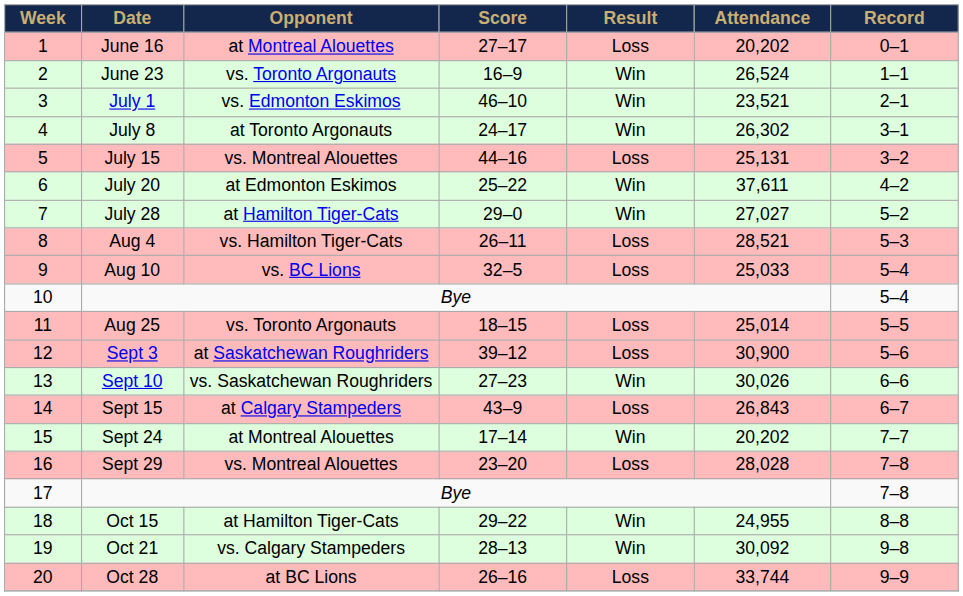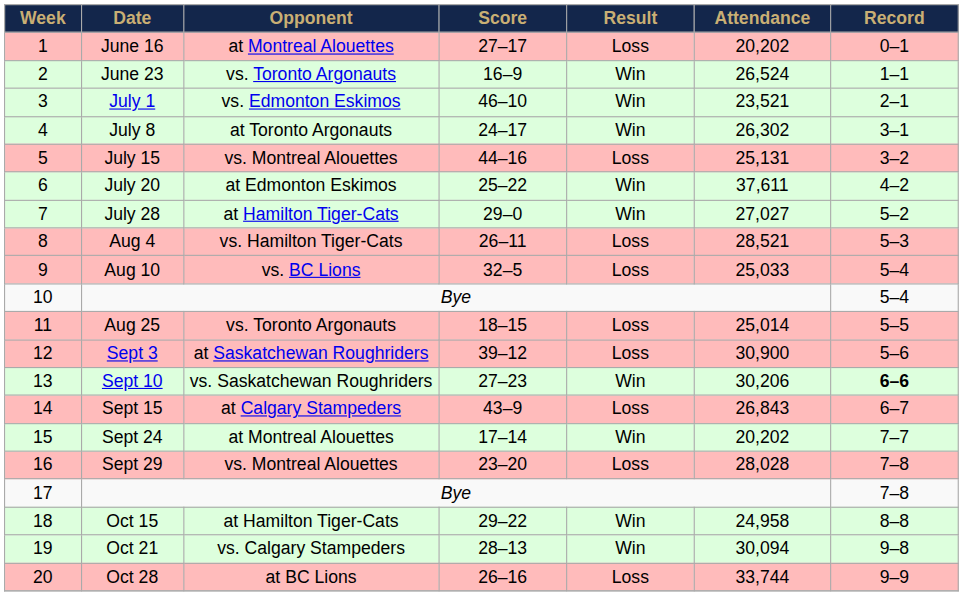(762, 381) 30,026 -> (762, 381) 30,206
(894, 381) normal -> (894, 381) bold
(762, 520) 24,955 -> (762, 520) 24,958
(762, 548) 30,092 -> (762, 548) 30,094
